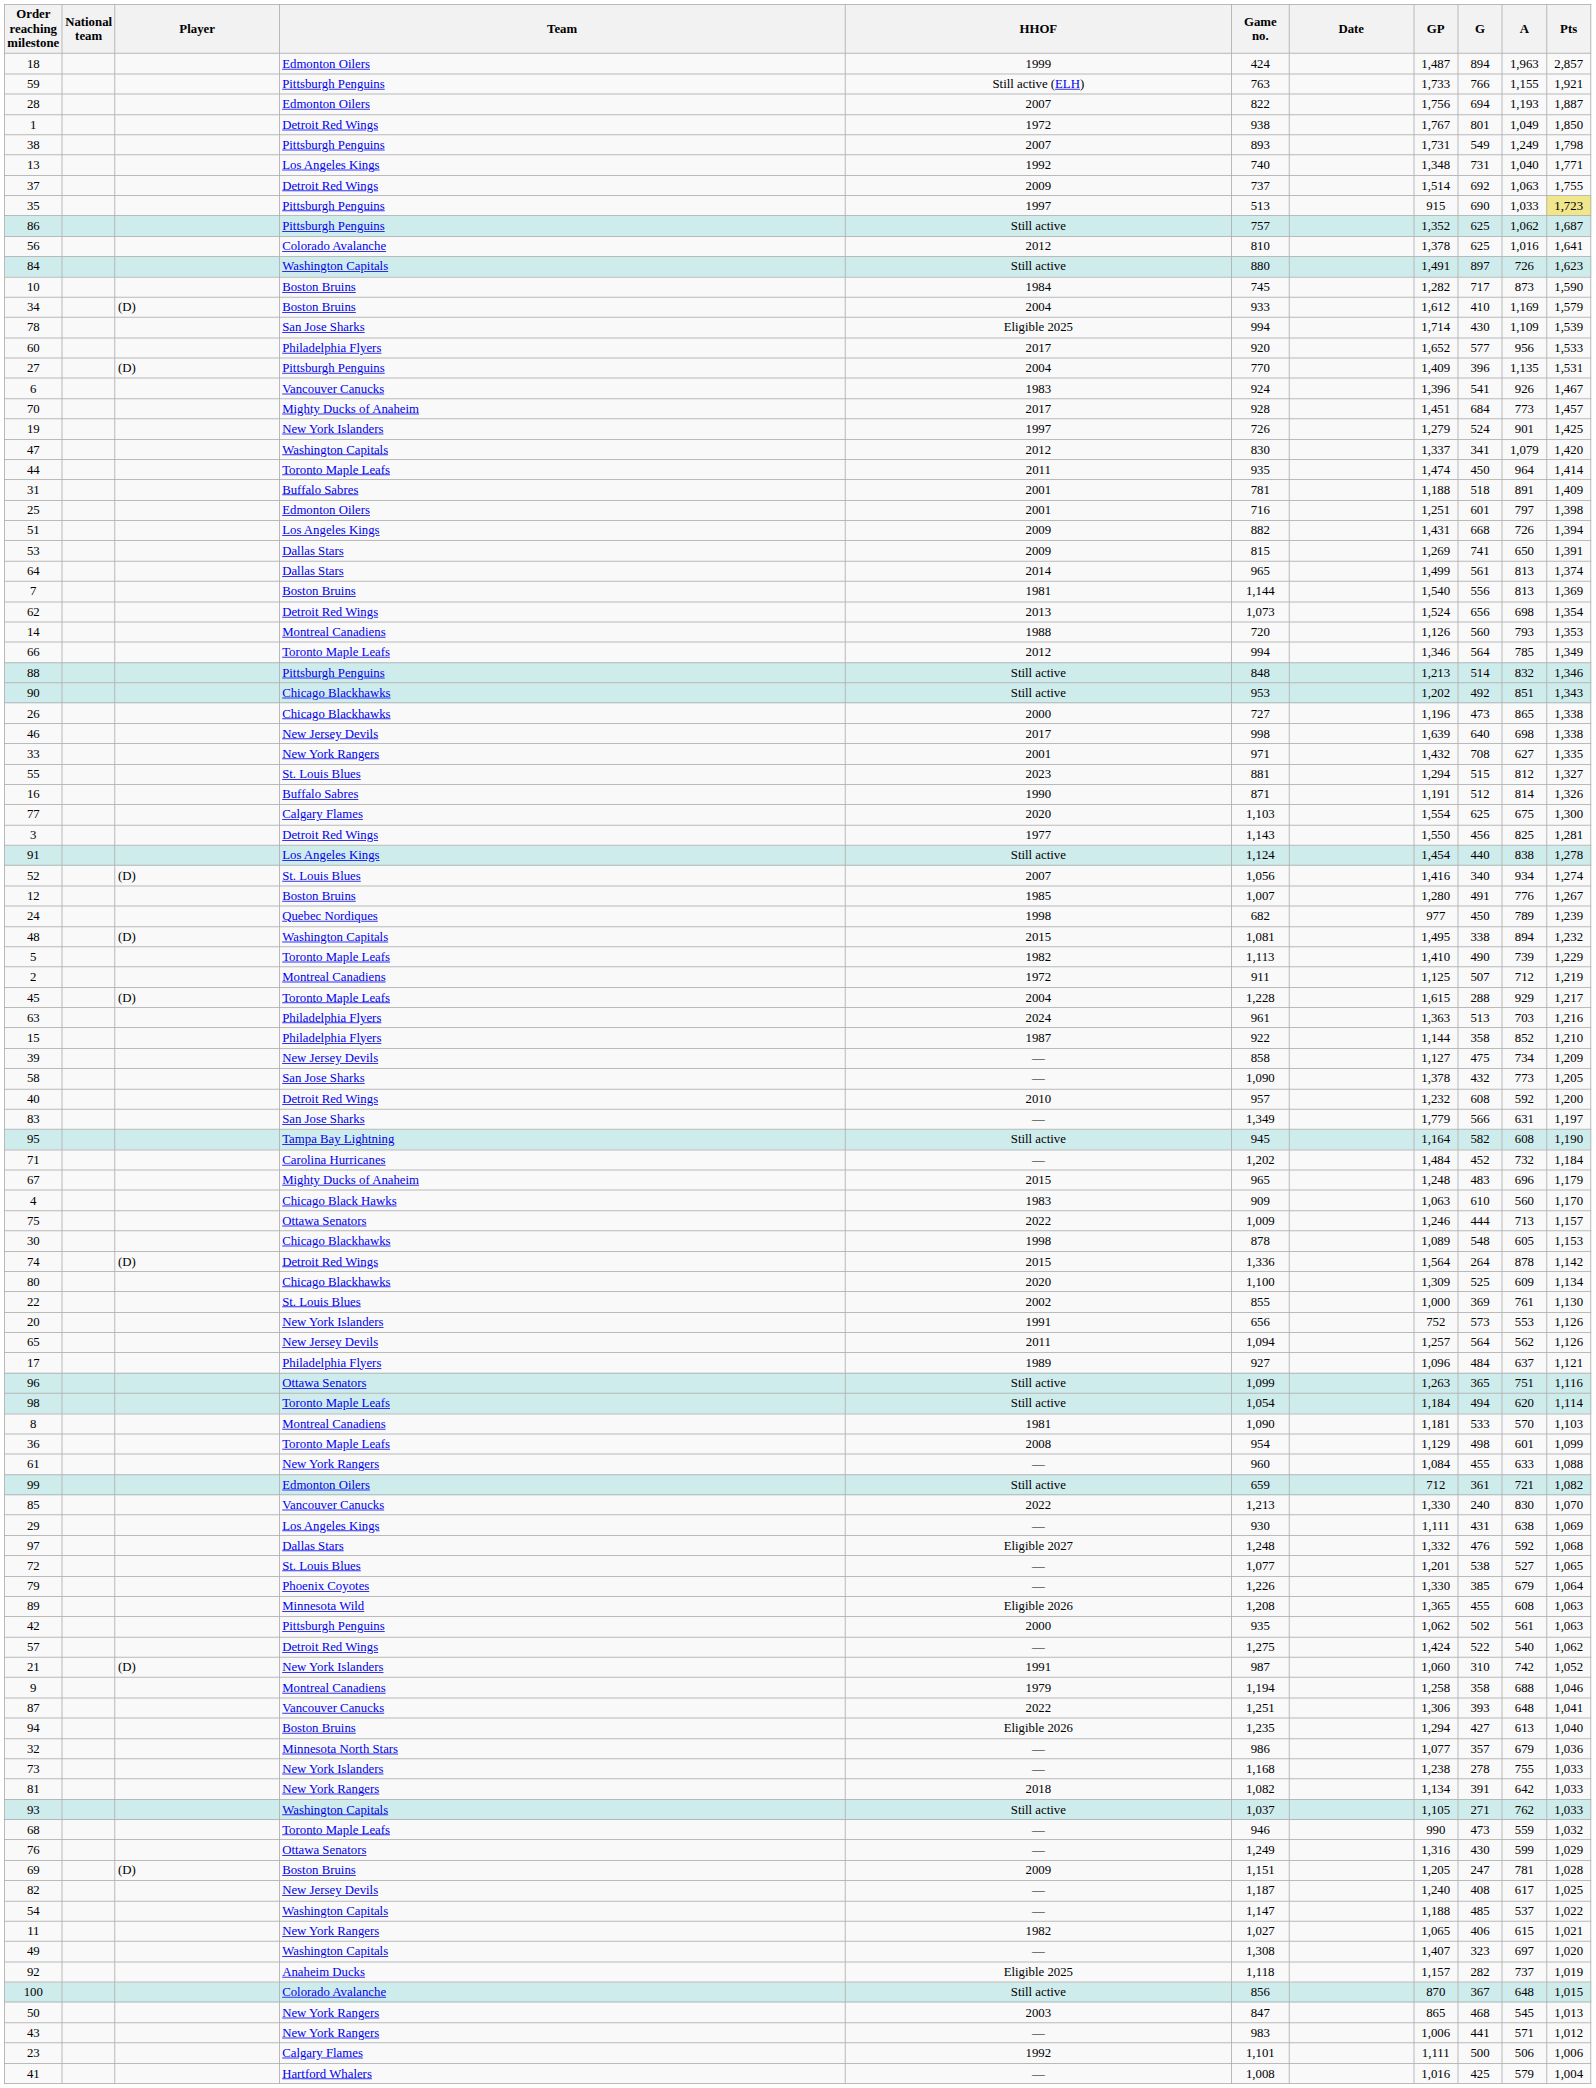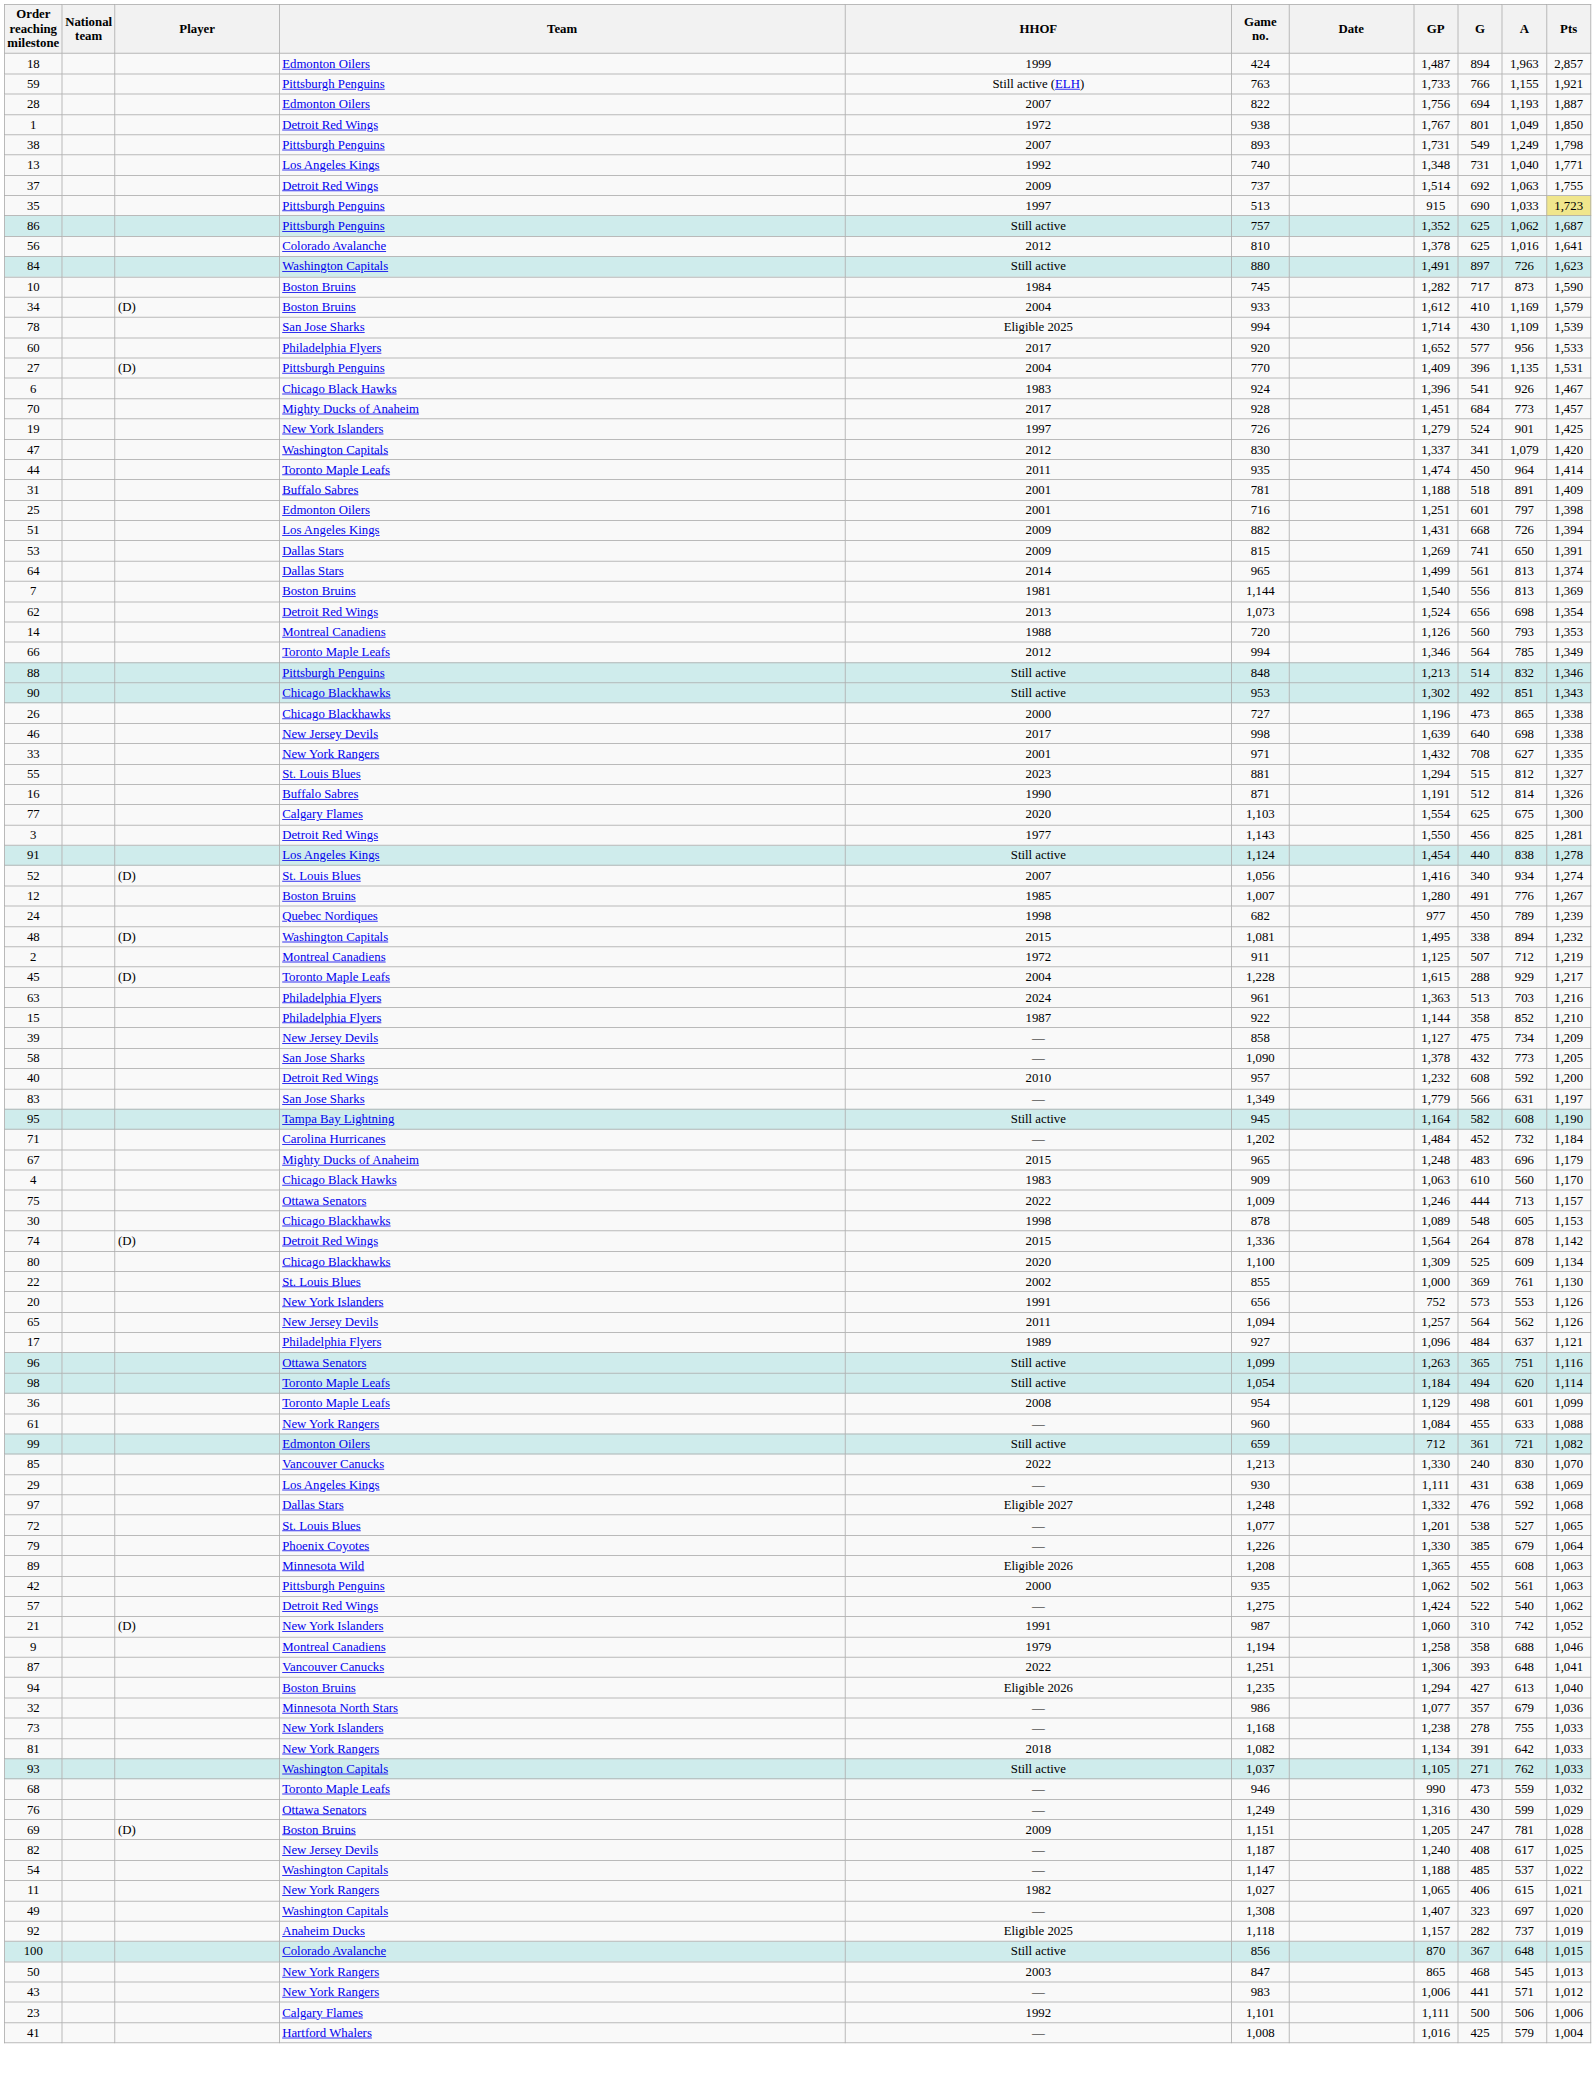(333, 388) Vancouver Canucks -> (339, 388) Chicago Black Hawks
(1436, 693) 1,202 -> (1436, 693) 1,302
- row: (33, 956)
- row: (33, 1423)
